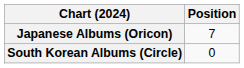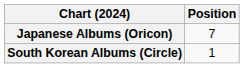(212, 53) 0 -> (212, 53) 1
